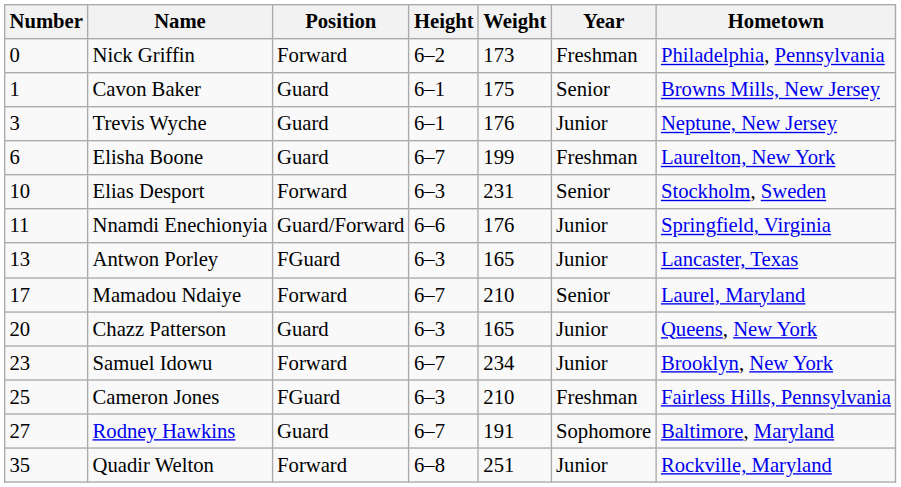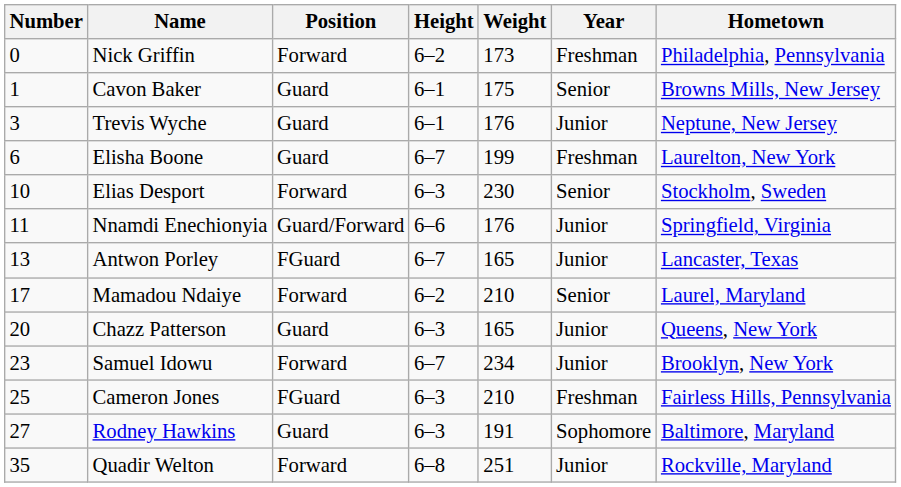(499, 192) 231 -> (499, 192) 230
(430, 260) 6–3 -> (430, 260) 6–7
(430, 294) 6–7 -> (430, 294) 6–2
(430, 430) 6–7 -> (430, 430) 6–3
